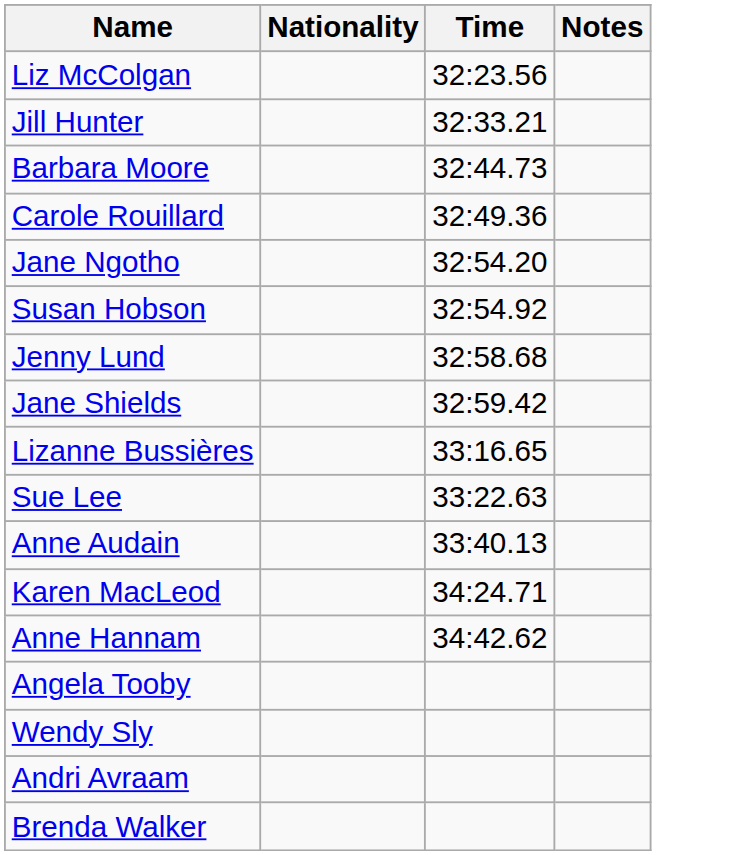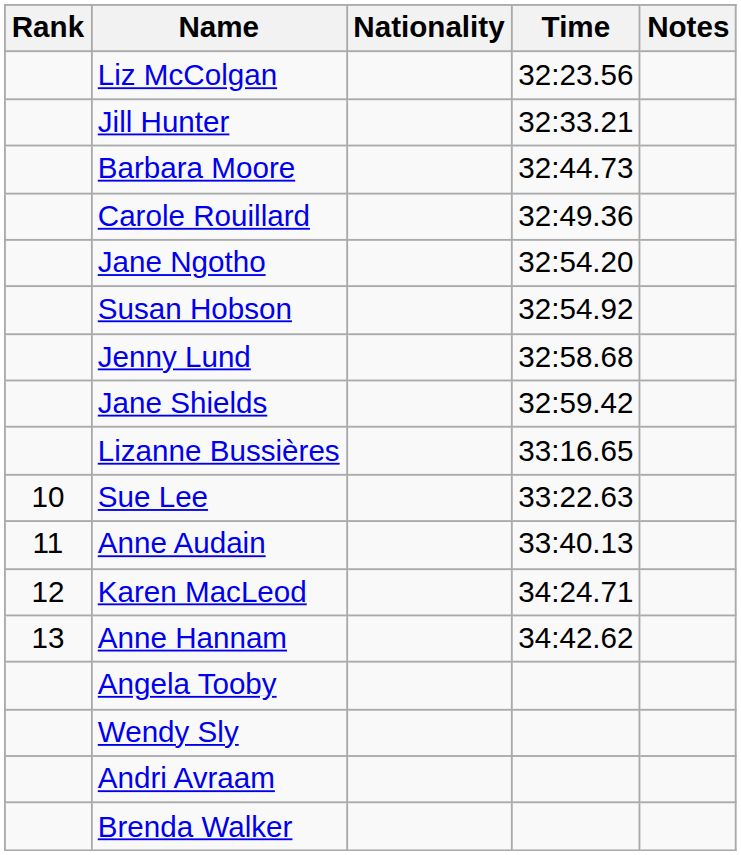+ column: (48, 27)
